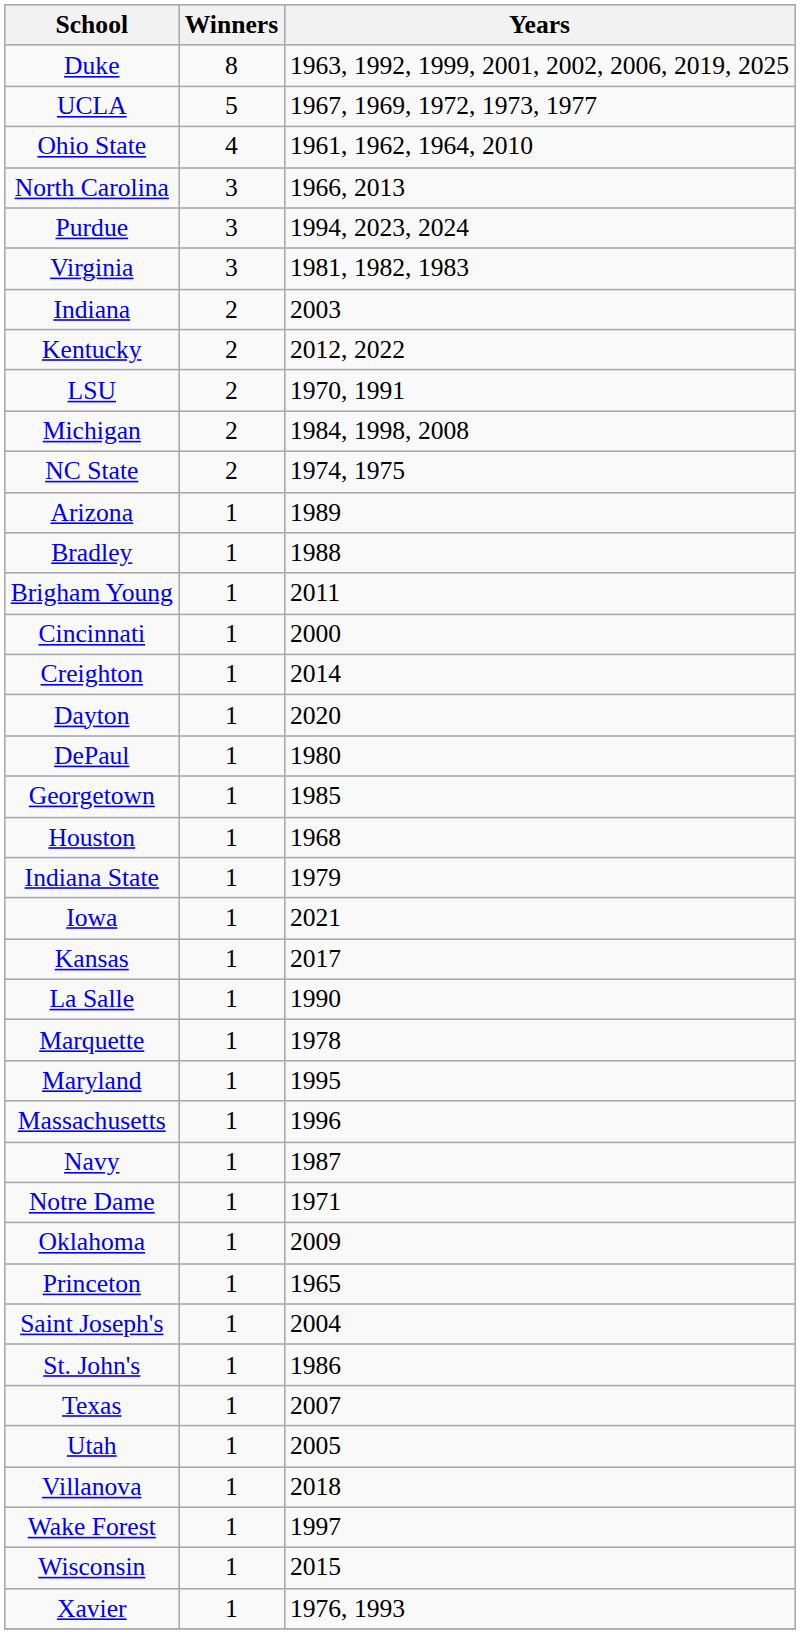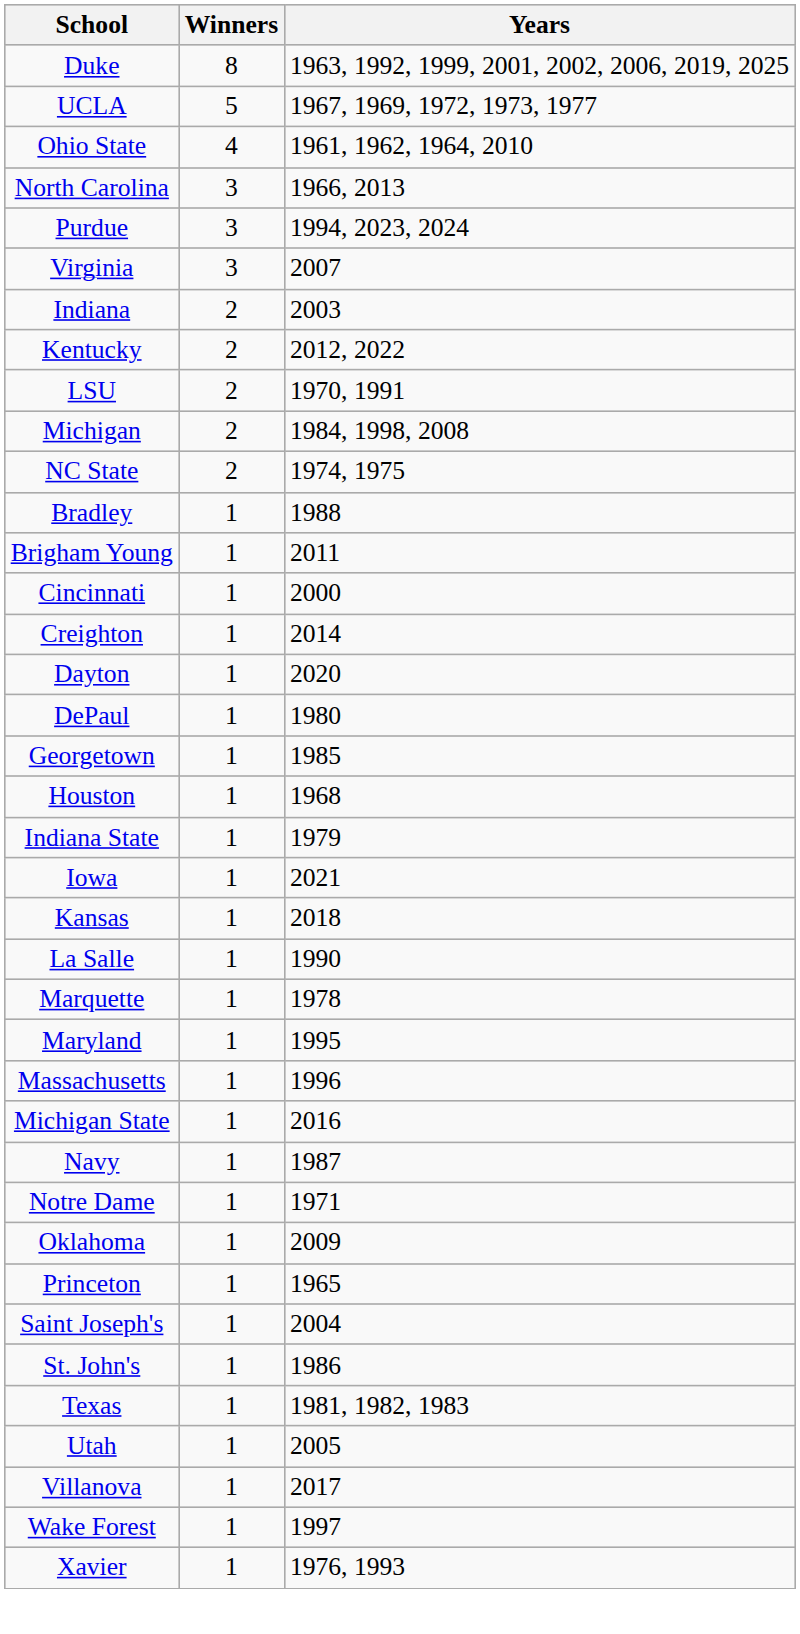(380, 268) 1981, 1982, 1983 -> (316, 268) 2007
- row: (92, 512)
(316, 958) 2017 -> (316, 918) 2018
+ row: (92, 1120)
(316, 1405) 2007 -> (380, 1405) 1981, 1982, 1983
(316, 1486) 2018 -> (316, 1486) 2017
- row: (92, 1567)
